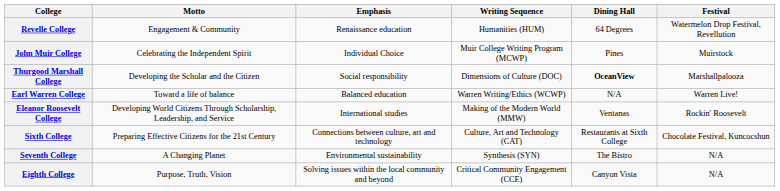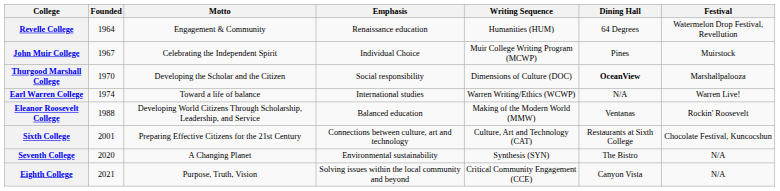+ column: (106, 11)
(374, 95) Balanced education -> (390, 95) International studies
(374, 113) International studies -> (390, 113) Balanced education
